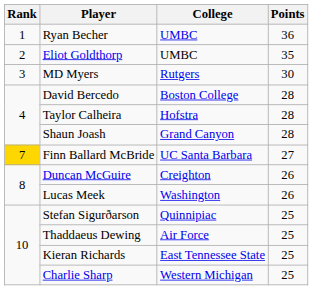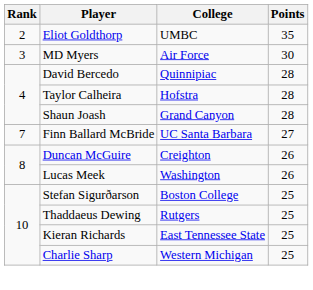- row: (75, 34)
(180, 74) Rutgers -> (185, 54) Air Force
(199, 94) Boston College -> (188, 74) Quinnipiac
(22, 154) gold background -> (22, 134) no background
(188, 214) Quinnipiac -> (199, 194) Boston College
(185, 235) Air Force -> (180, 214) Rutgers
